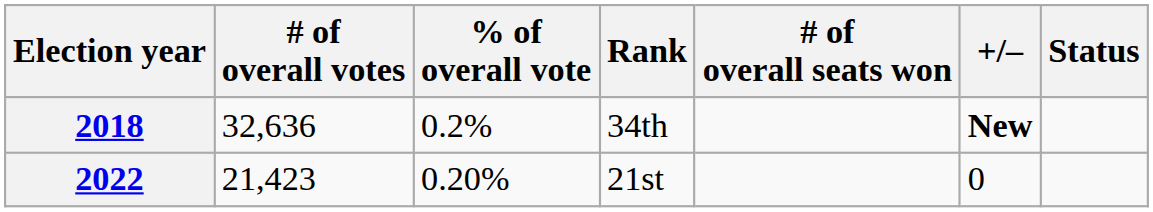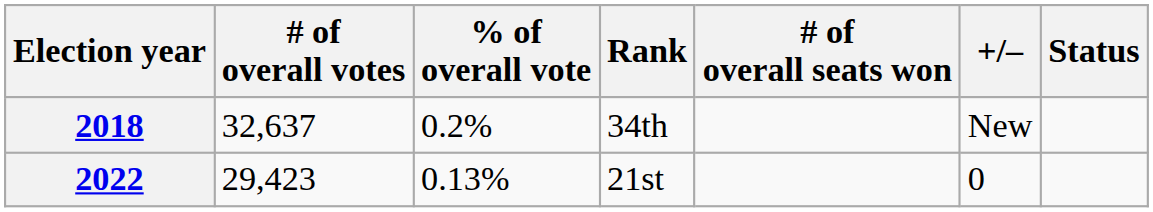(269, 124) 32,636 -> (269, 124) 32,637
(1000, 124) bold -> (1000, 124) normal
(269, 178) 21,423 -> (269, 178) 29,423
(465, 178) 0.20% -> (465, 178) 0.13%
